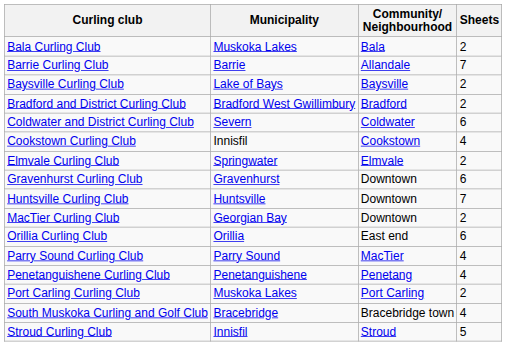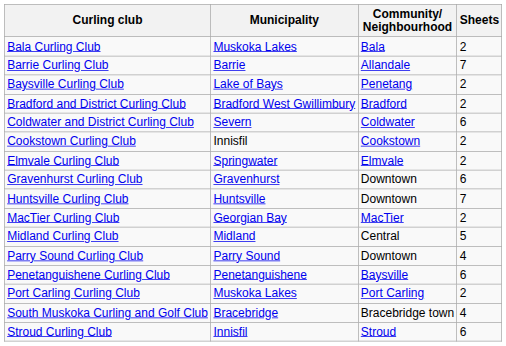(384, 84) Baysville -> (386, 84) Penetang
(463, 141) 4 -> (463, 141) 2
(389, 217) Downtown -> (382, 217) MacTier
+ row: (63, 236)
- row: (57, 236)
(382, 255) MacTier -> (389, 255) Downtown
(386, 274) Penetang -> (384, 274) Baysville
(463, 274) 4 -> (463, 274) 6
(463, 332) 5 -> (463, 332) 6
